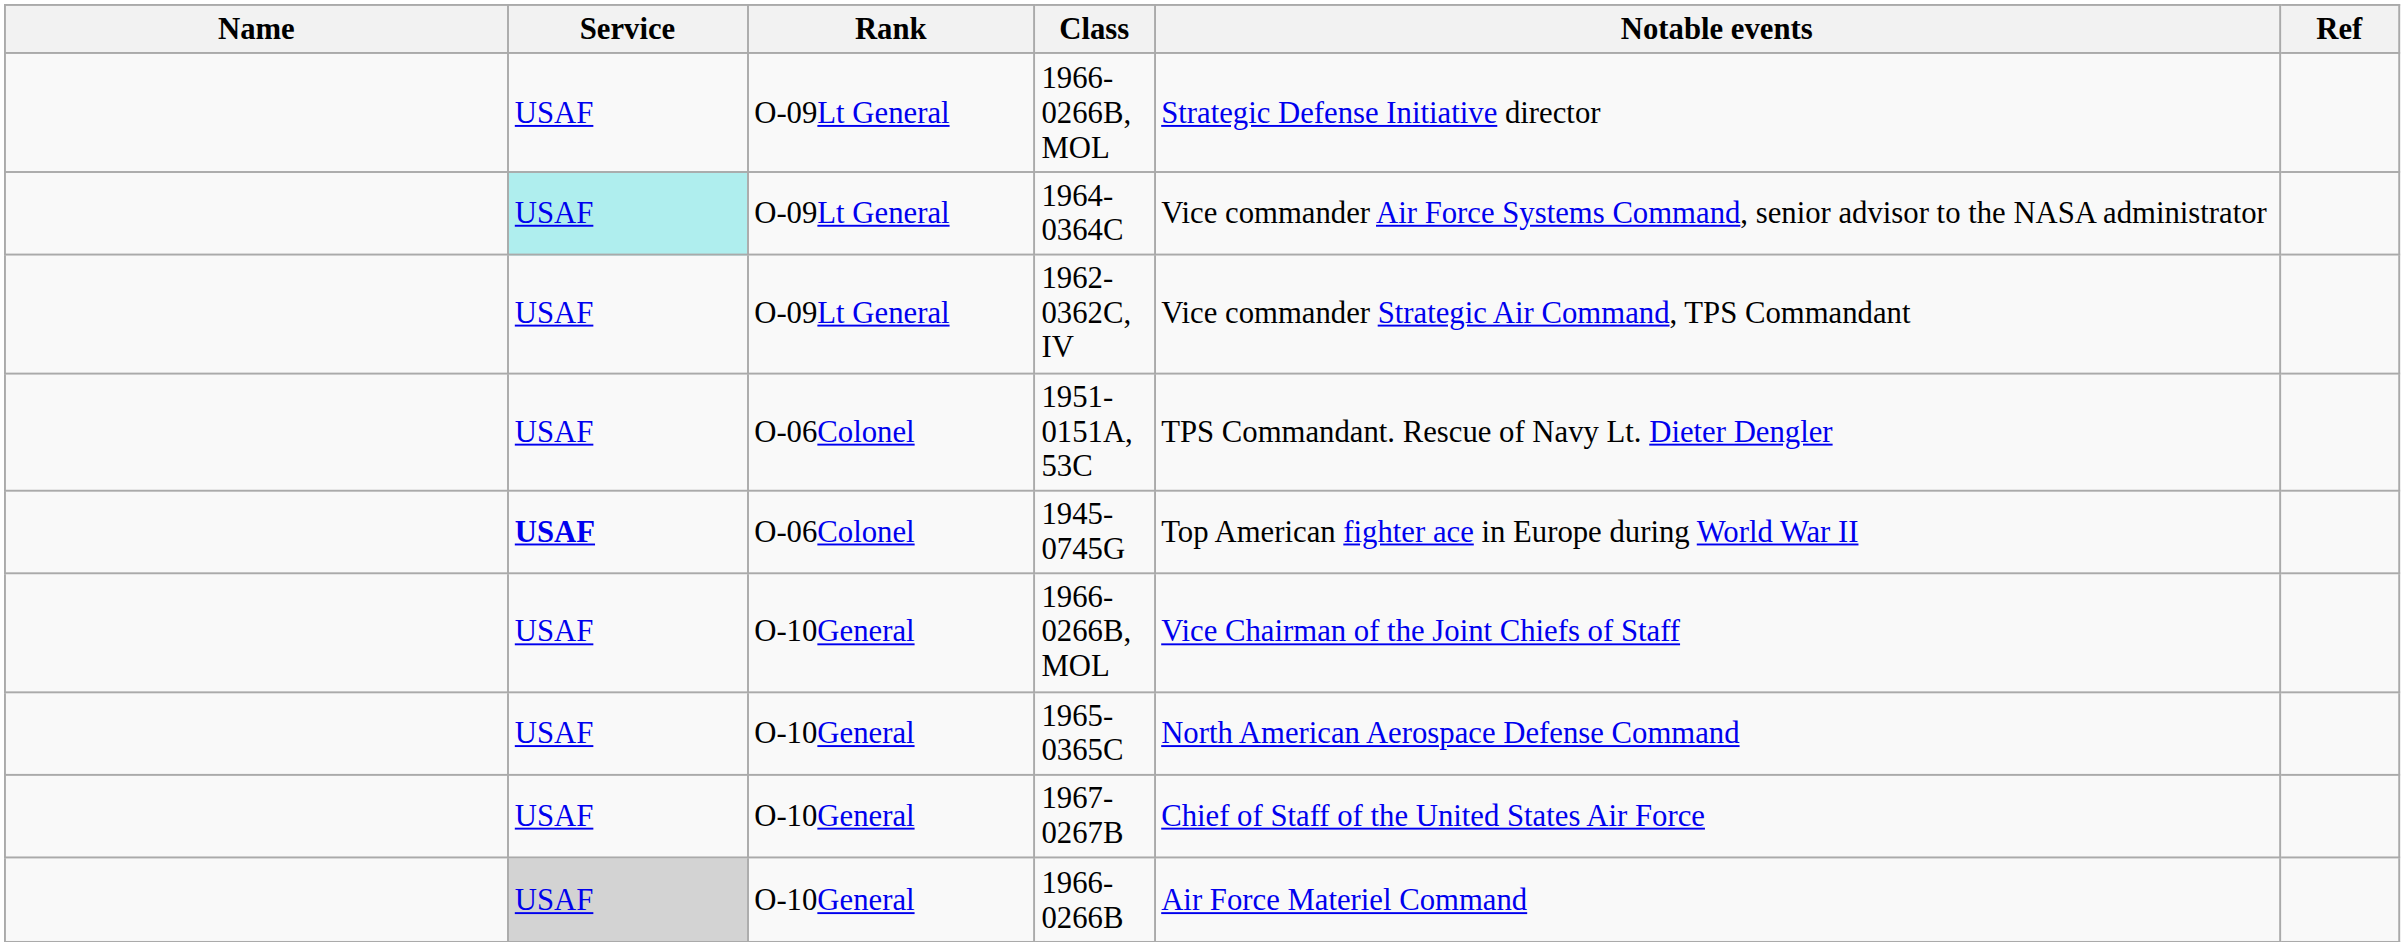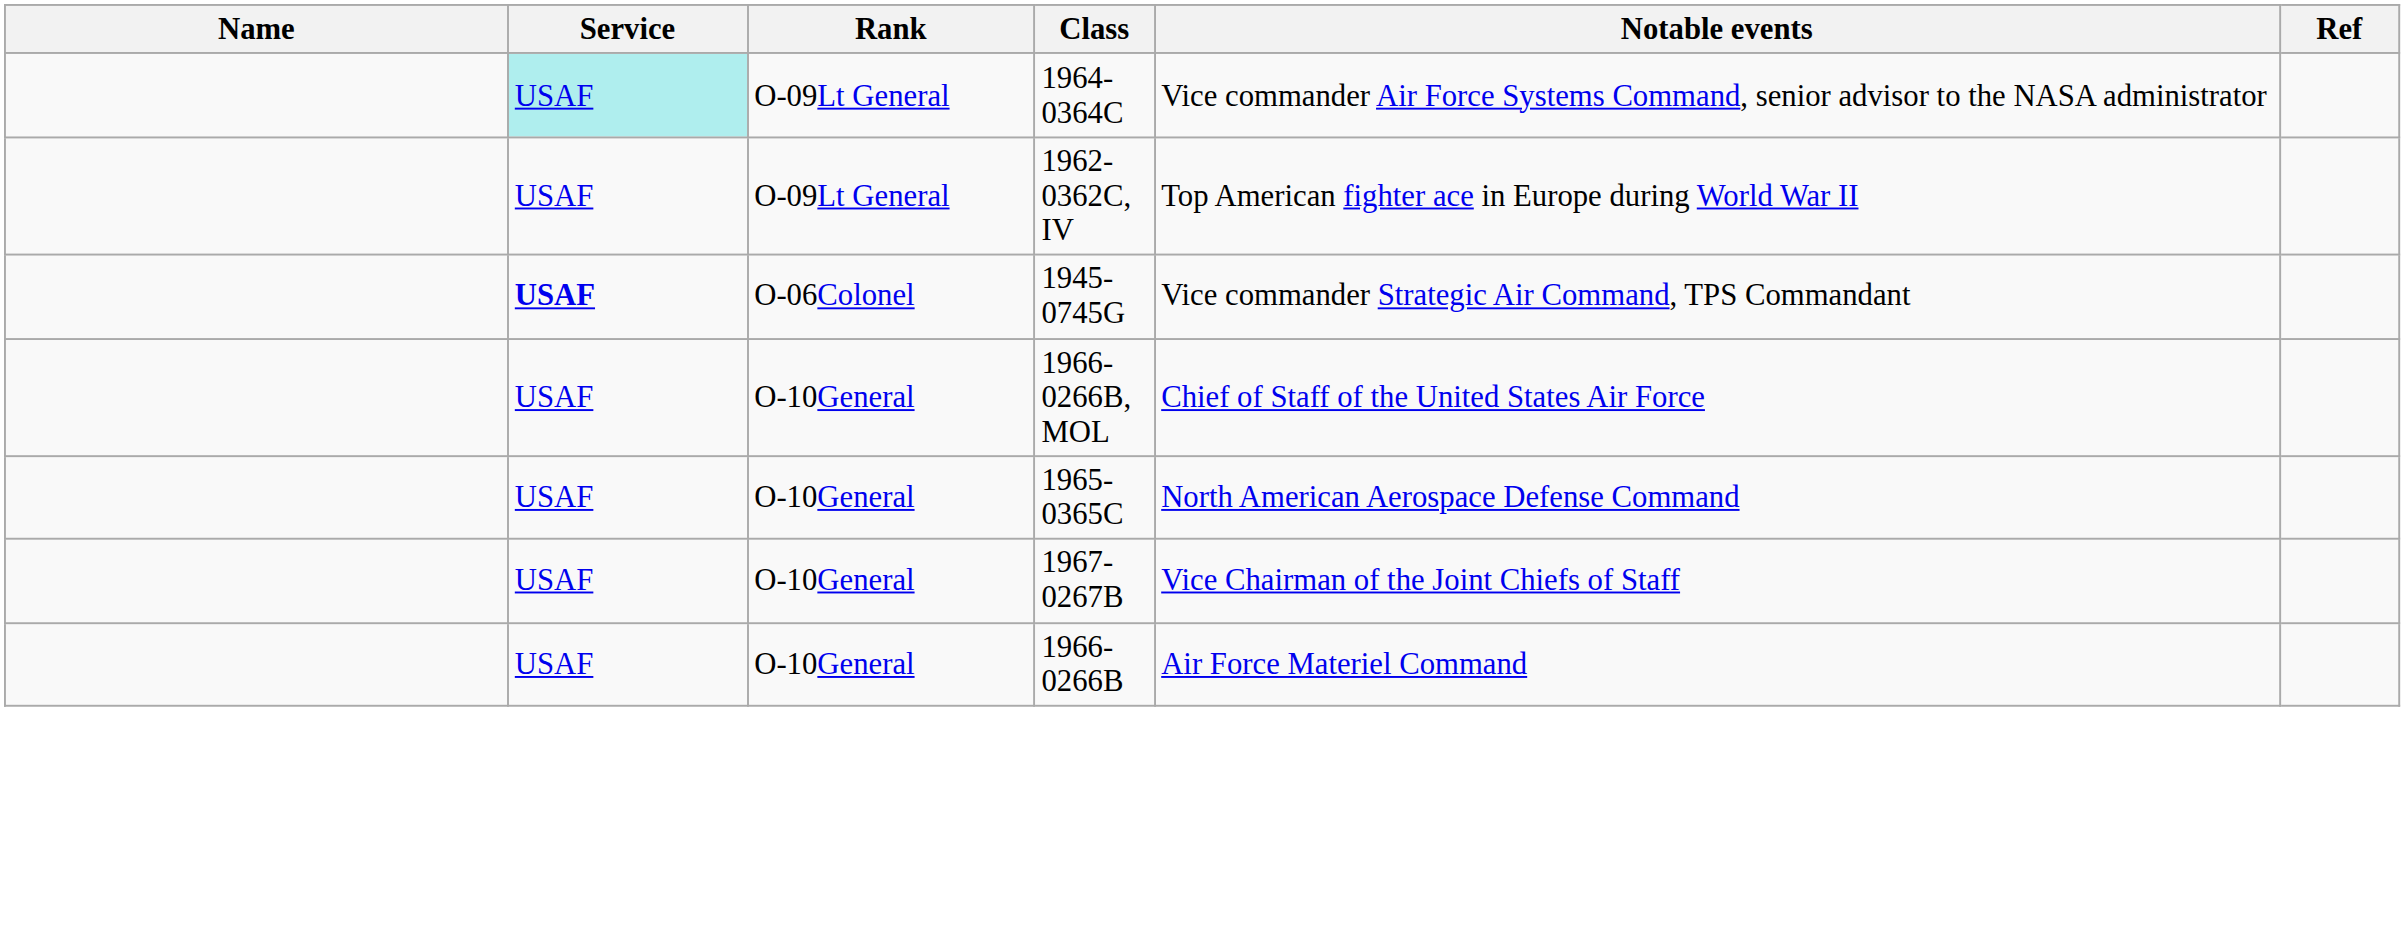- row: (852, 112)
(1536, 313) Vice commander Strategic Air Command, TPS Commandant -> (1510, 195) Top American fighter ace in Europe during World War II
- row: (834, 431)
(1510, 531) Top American fighter ace in Europe during World War II -> (1536, 295) Vice commander Strategic Air Command, TPS Commandant
(1421, 632) Vice Chairman of the Joint Chiefs of Staff -> (1433, 396) Chief of Staff of the United States Air Force
(1433, 816) Chief of Staff of the United States Air Force -> (1421, 580) Vice Chairman of the Joint Chiefs of Staff
(554, 899) lightgrey background -> (554, 663) no background
